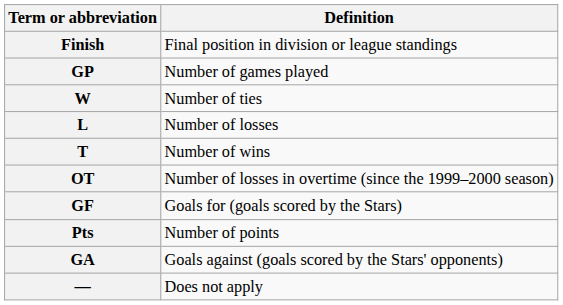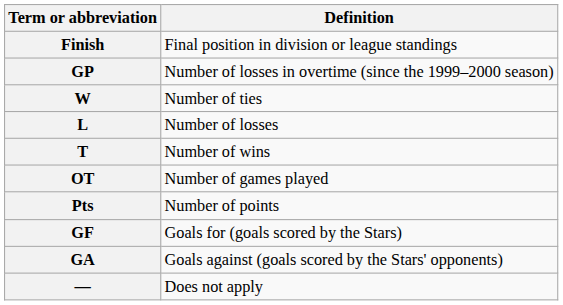(246, 71) Number of games played -> (359, 71) Number of losses in overtime (since the 1999–2000 season)
(359, 178) Number of losses in overtime (since the 1999–2000 season) -> (246, 178) Number of games played
rows swapped: (83, 232) <-> (83, 205)
